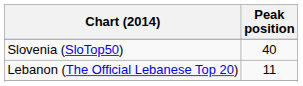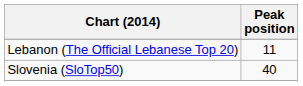rows swapped: (123, 70) <-> (65, 49)
